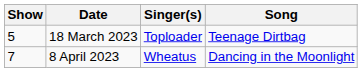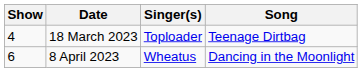(11, 36) 5 -> (11, 36) 4
(11, 57) 7 -> (11, 57) 6
